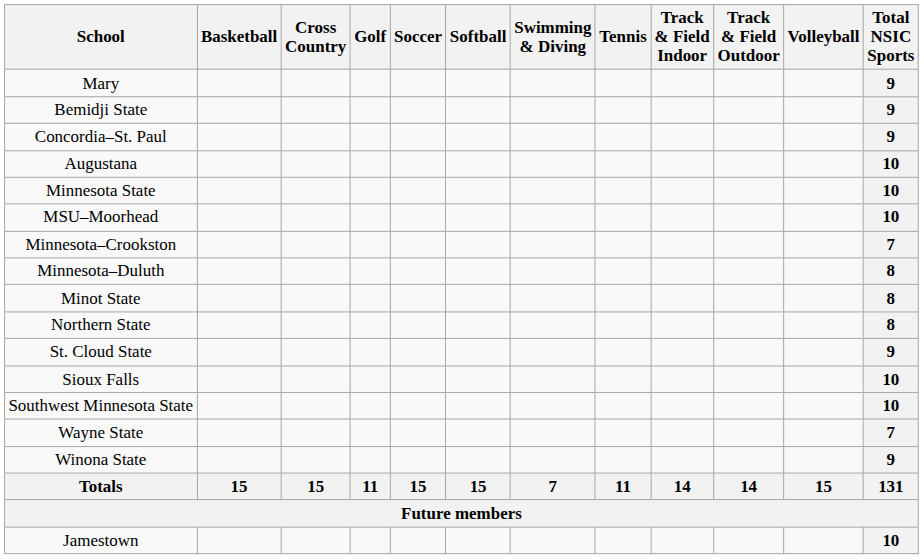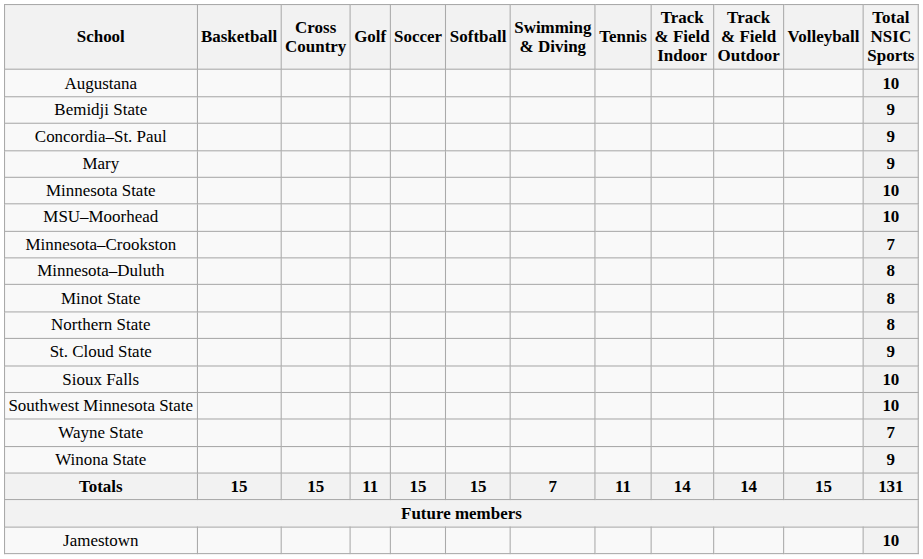rows swapped: (101, 163) <-> (101, 83)
